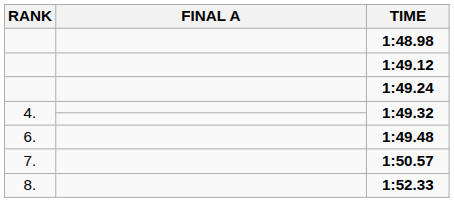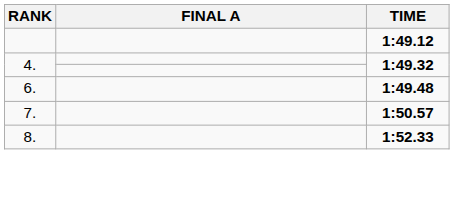- row: (30, 41)
- row: (30, 89)
